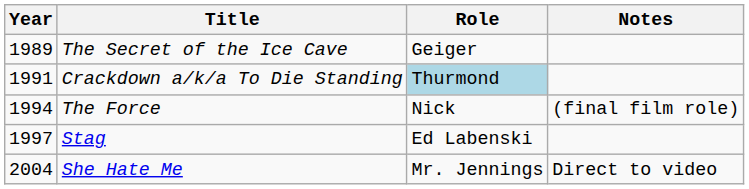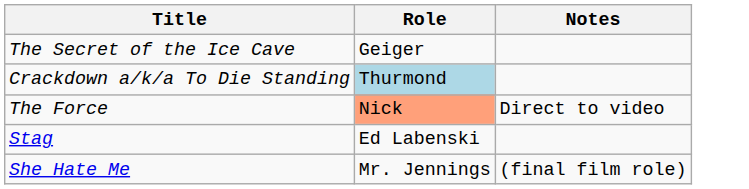- column: (31, 20)
(434, 109) no background -> (381, 109) lightsalmon background
(646, 109) (final film role) -> (582, 109) Direct to video
(635, 169) Direct to video -> (593, 169) (final film role)
